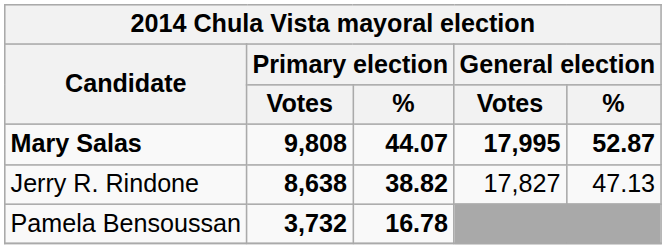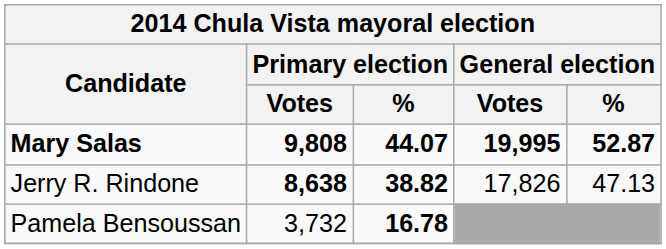(522, 143) 17,995 -> (522, 143) 19,995
(522, 183) 17,827 -> (522, 183) 17,826
(316, 223) bold -> (316, 223) normal
